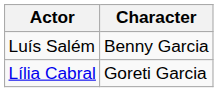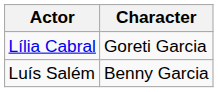rows swapped: (52, 73) <-> (52, 45)
